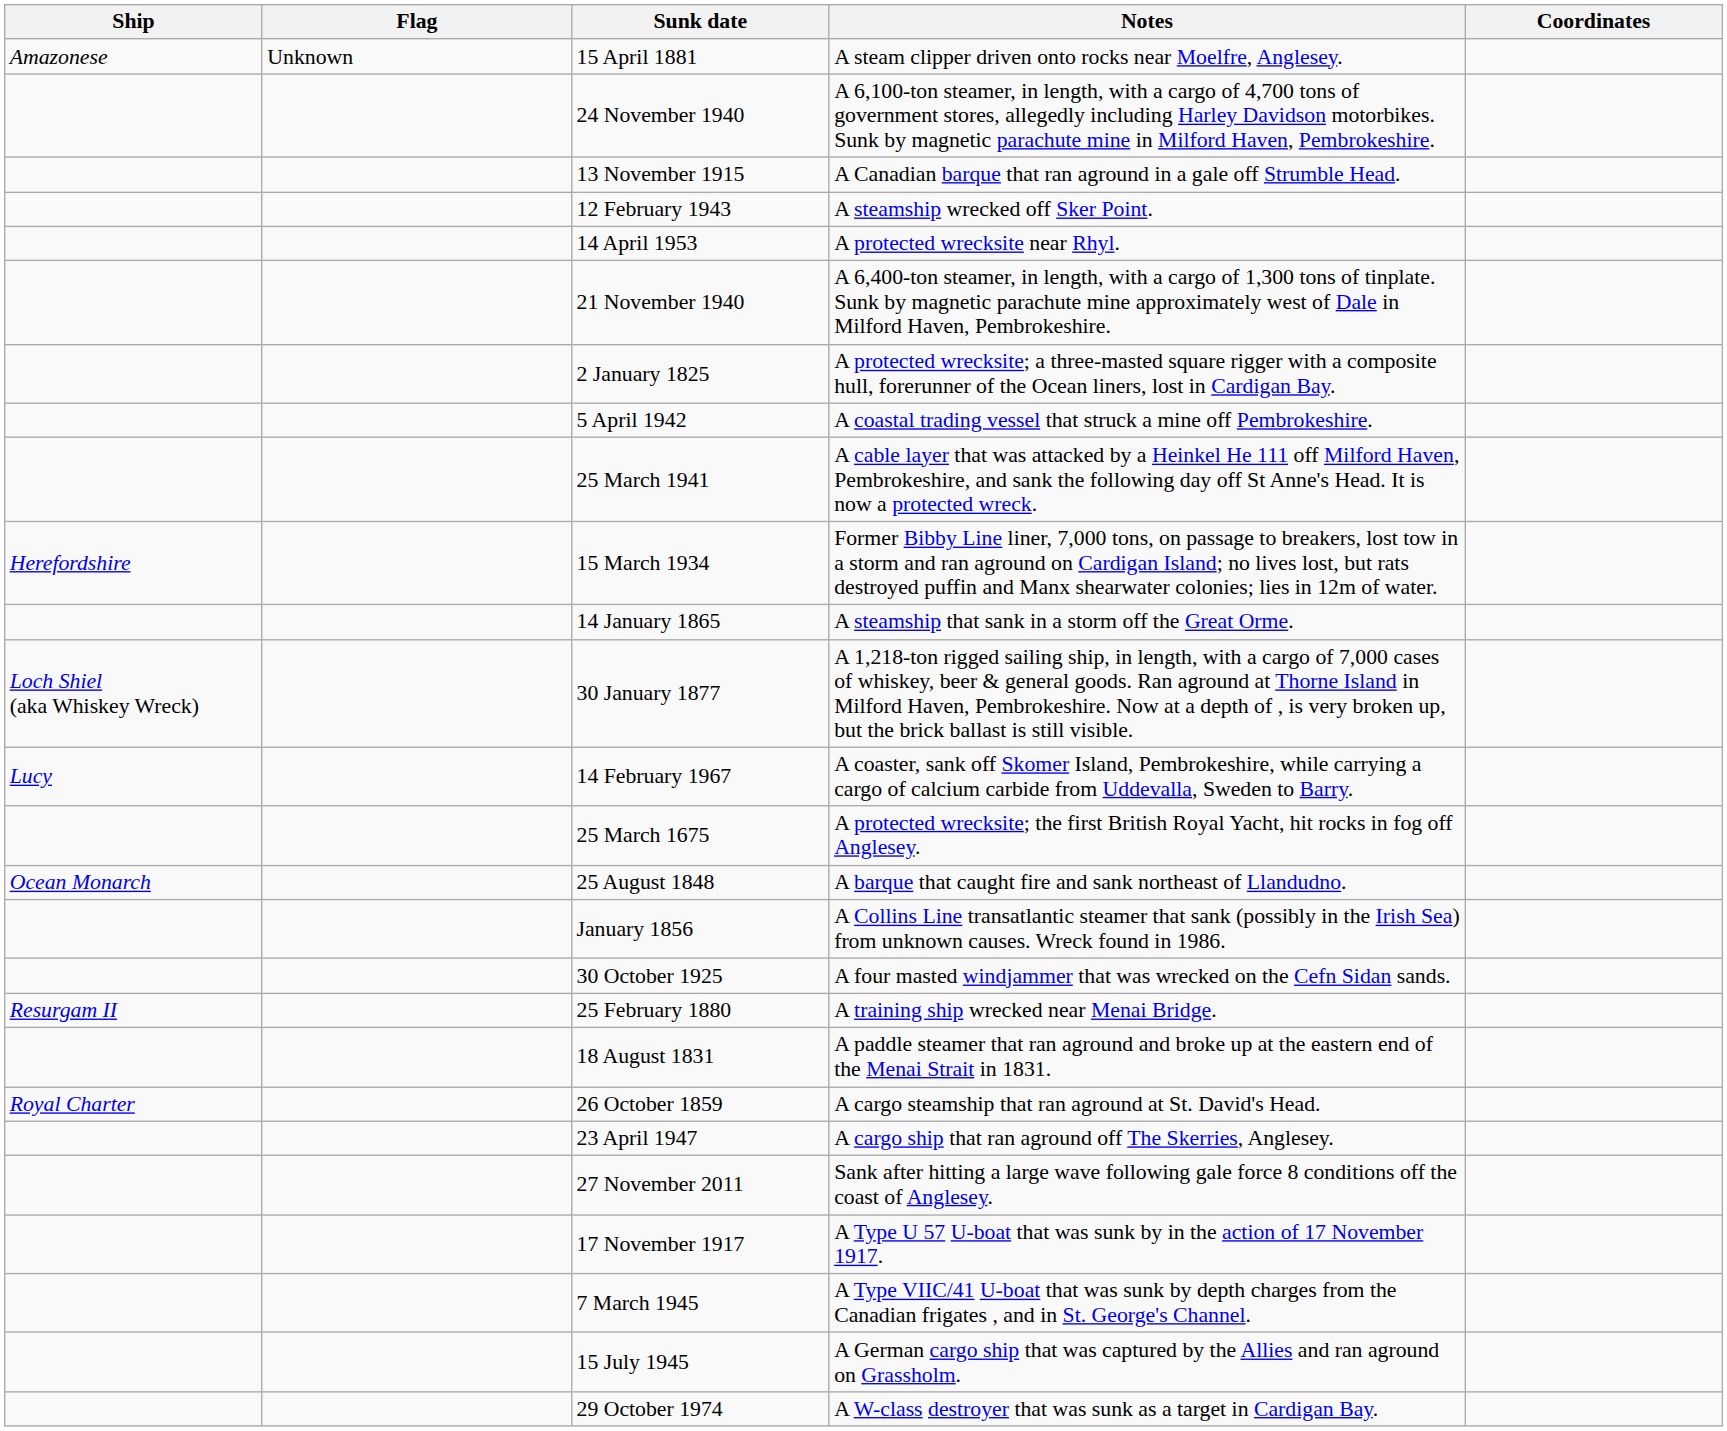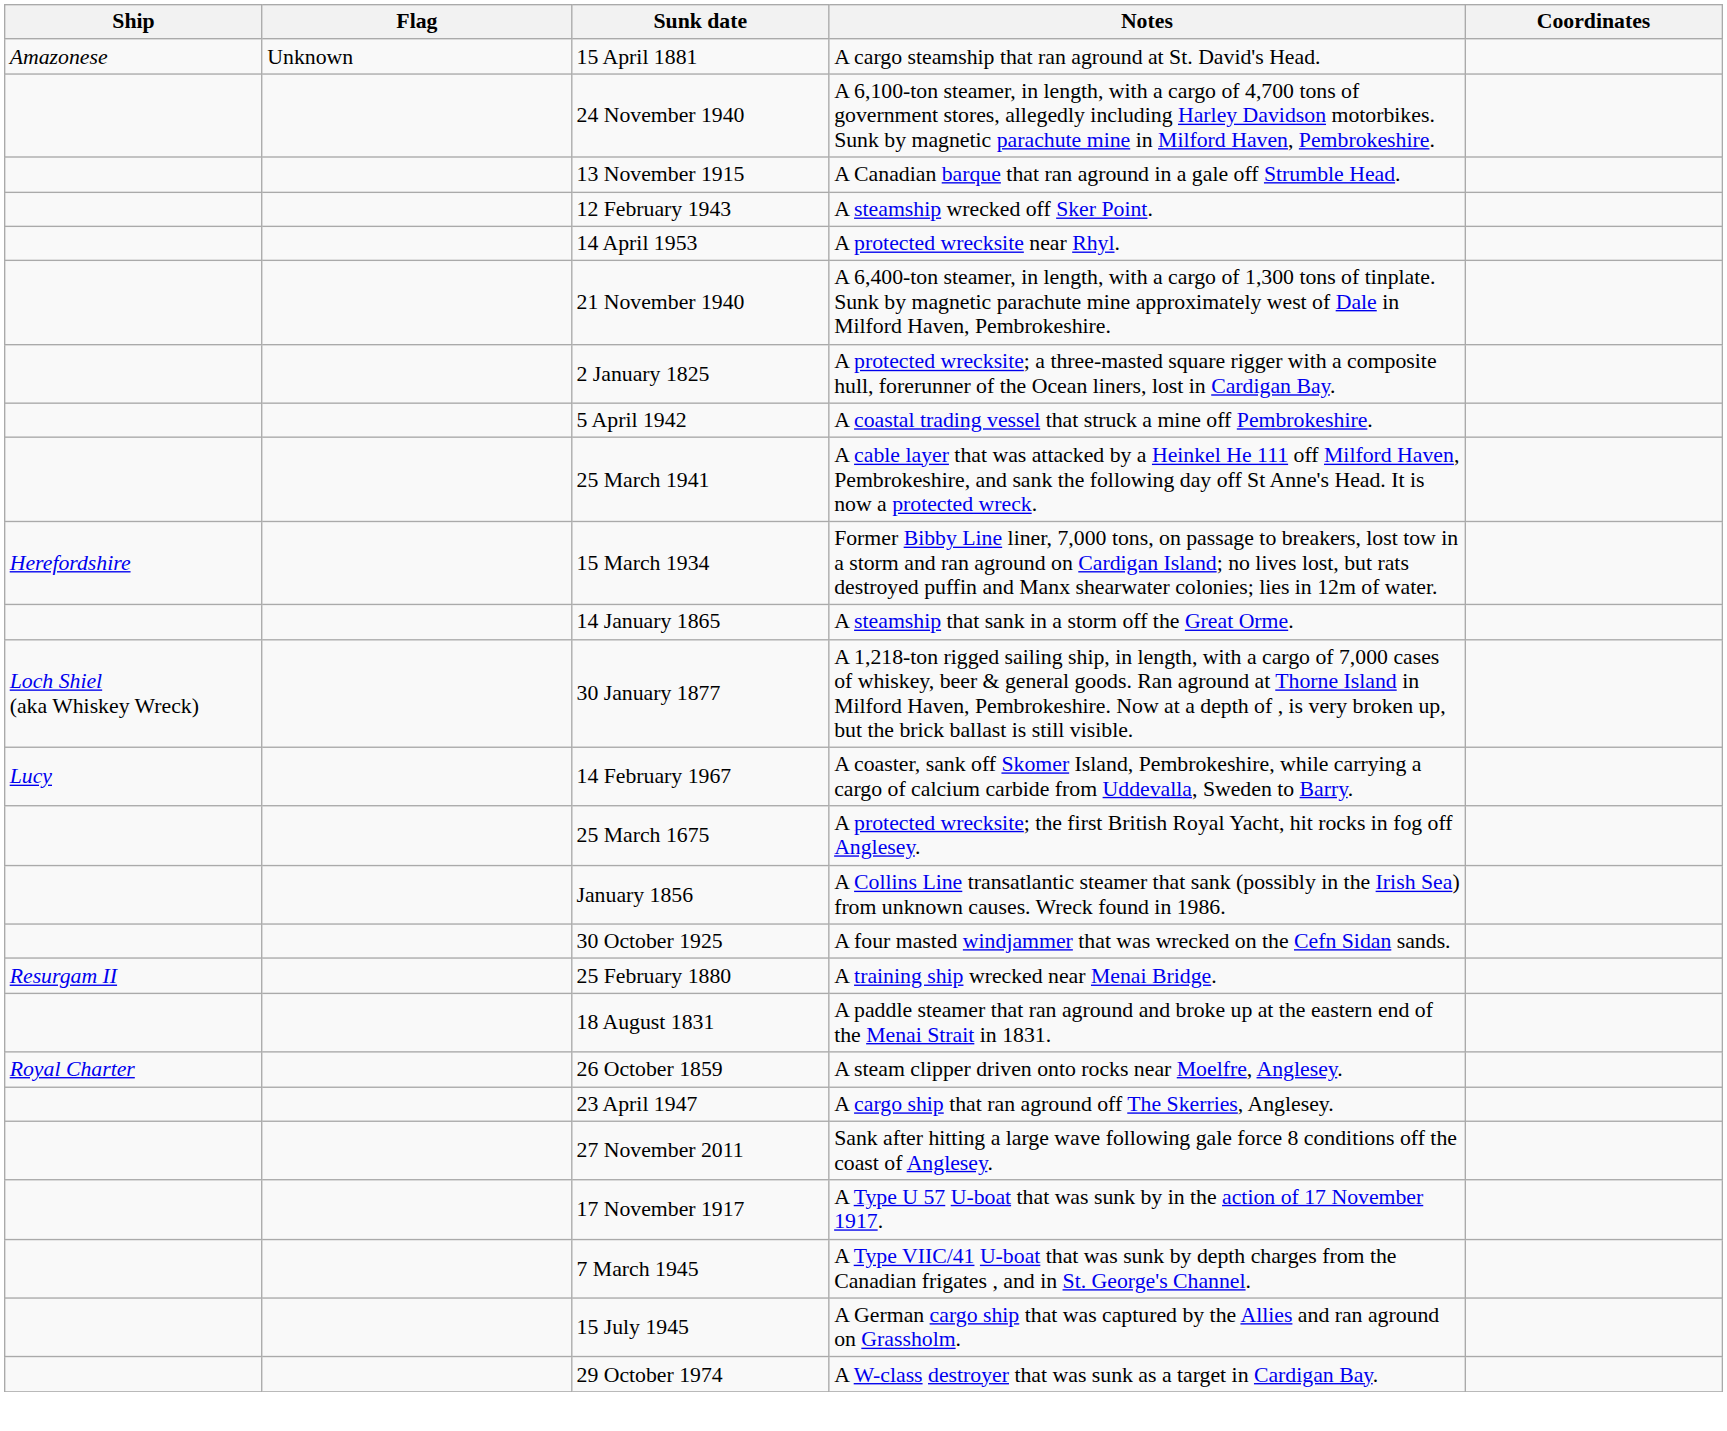(1088, 56) A steam clipper driven onto rocks near Moelfre, Anglesey. -> (1077, 56) A cargo steamship that ran aground at St. David's Head.
- row: (645, 882)
(1077, 1103) A cargo steamship that ran aground at St. David's Head. -> (1088, 1069) A steam clipper driven onto rocks near Moelfre, Anglesey.
